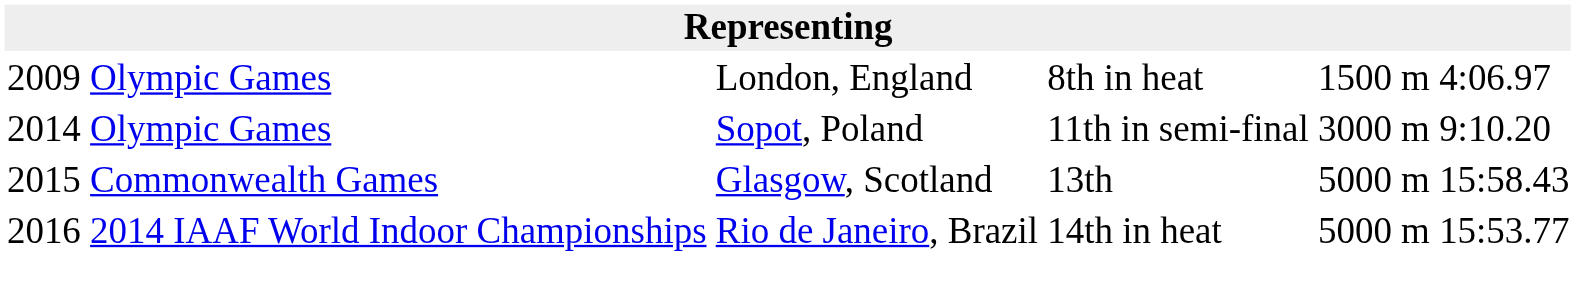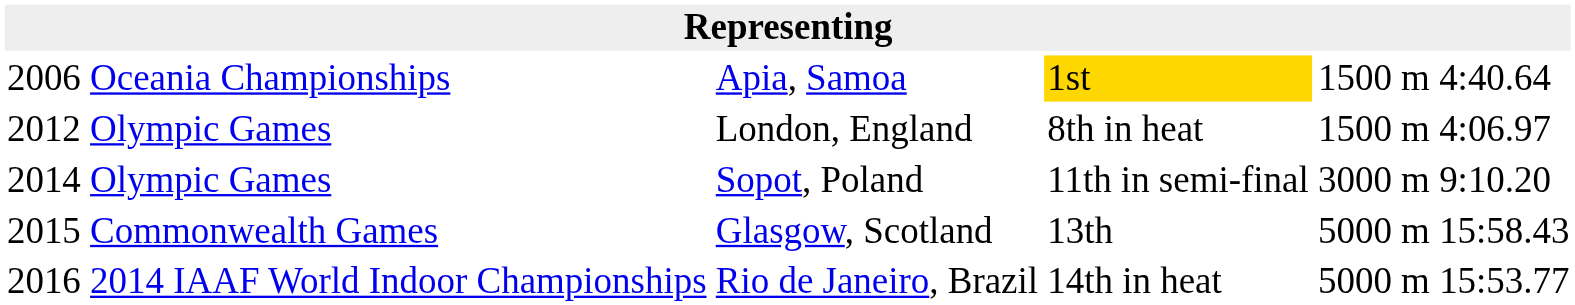+ row: (811, 77)
(44, 77) 2009 -> (44, 128) 2012
